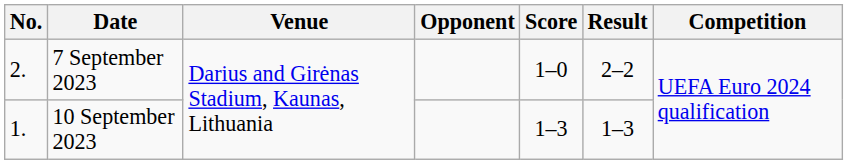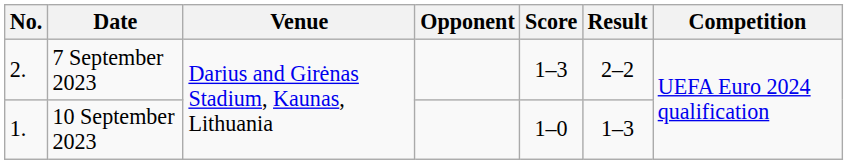(551, 69) 1–0 -> (551, 69) 1–3
(551, 129) 1–3 -> (551, 129) 1–0
